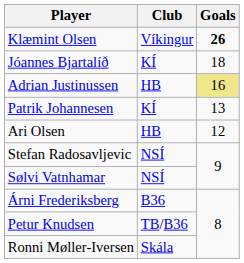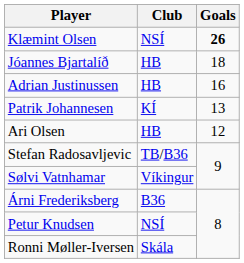(167, 39) Víkingur -> (153, 39) NSÍ
(148, 62) KÍ -> (151, 62) HB
(218, 85) khaki background -> (218, 85) no background
(153, 154) NSÍ -> (164, 154) TB/B36
(153, 177) NSÍ -> (167, 177) Víkingur
(164, 223) TB/B36 -> (153, 223) NSÍ
